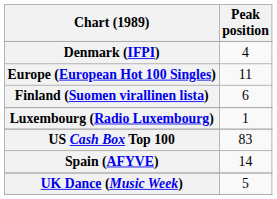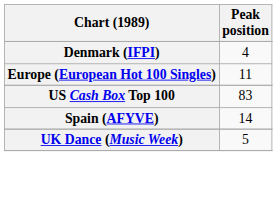- row: (112, 96)
- row: (112, 118)
